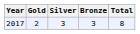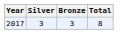- column: (37, 10)
